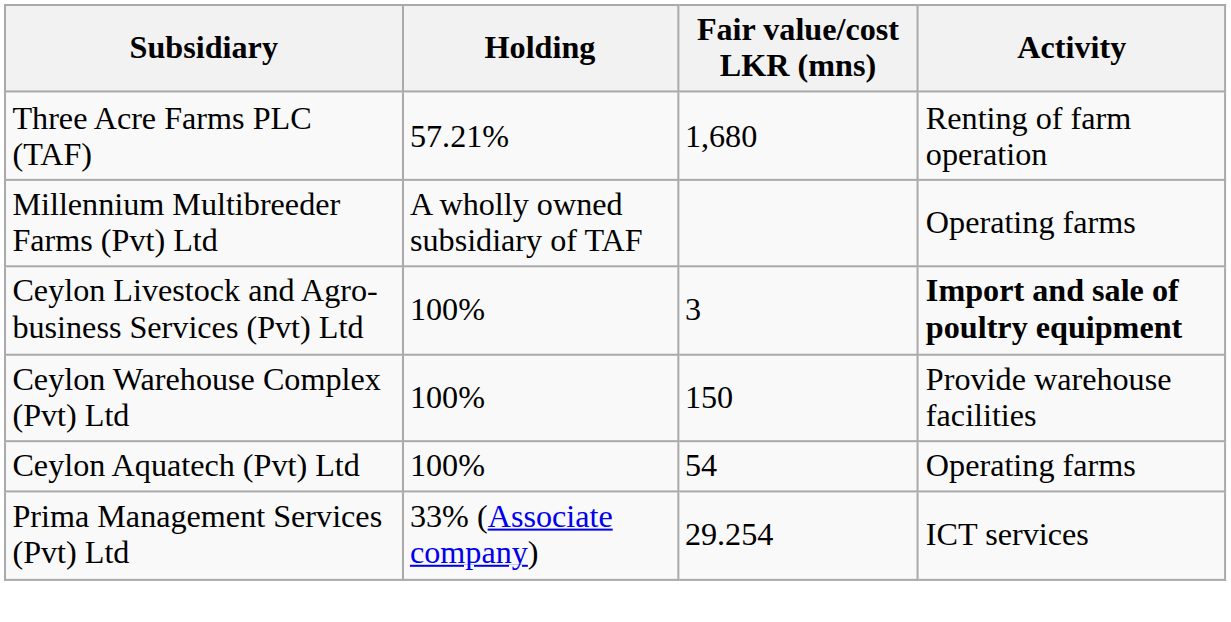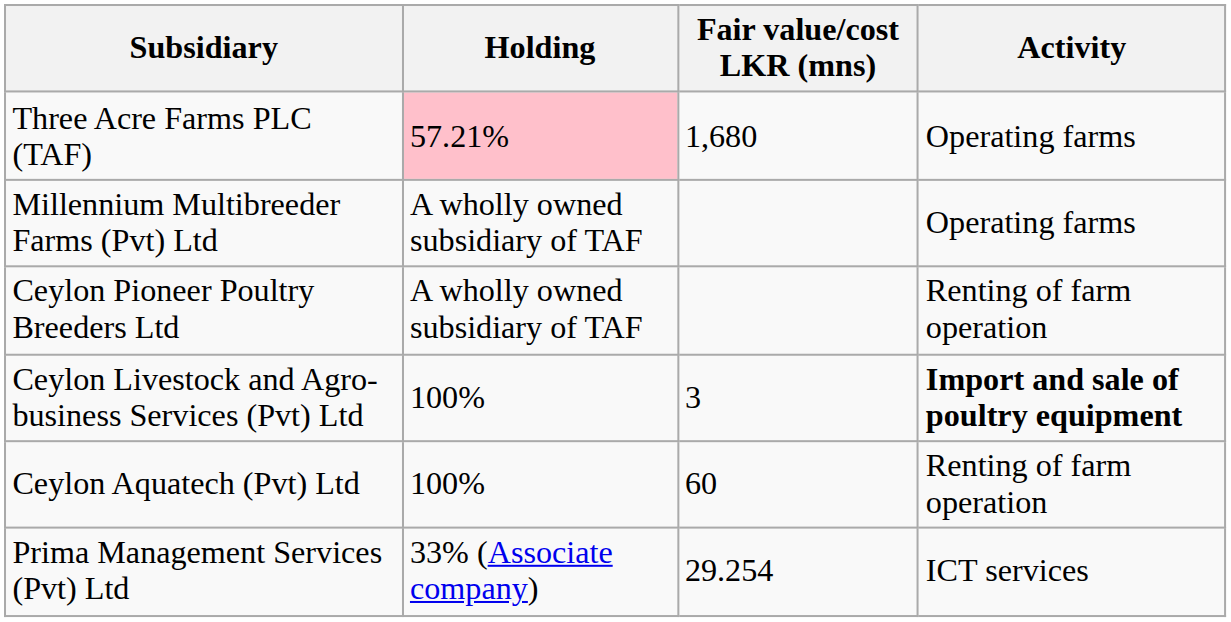(460, 135) no background -> (460, 135) pink background
(1029, 135) Renting of farm operation -> (1031, 135) Operating farms
+ row: (163, 309)
- row: (197, 396)
(701, 465) 54 -> (701, 484) 60
(1031, 465) Operating farms -> (1029, 484) Renting of farm operation
